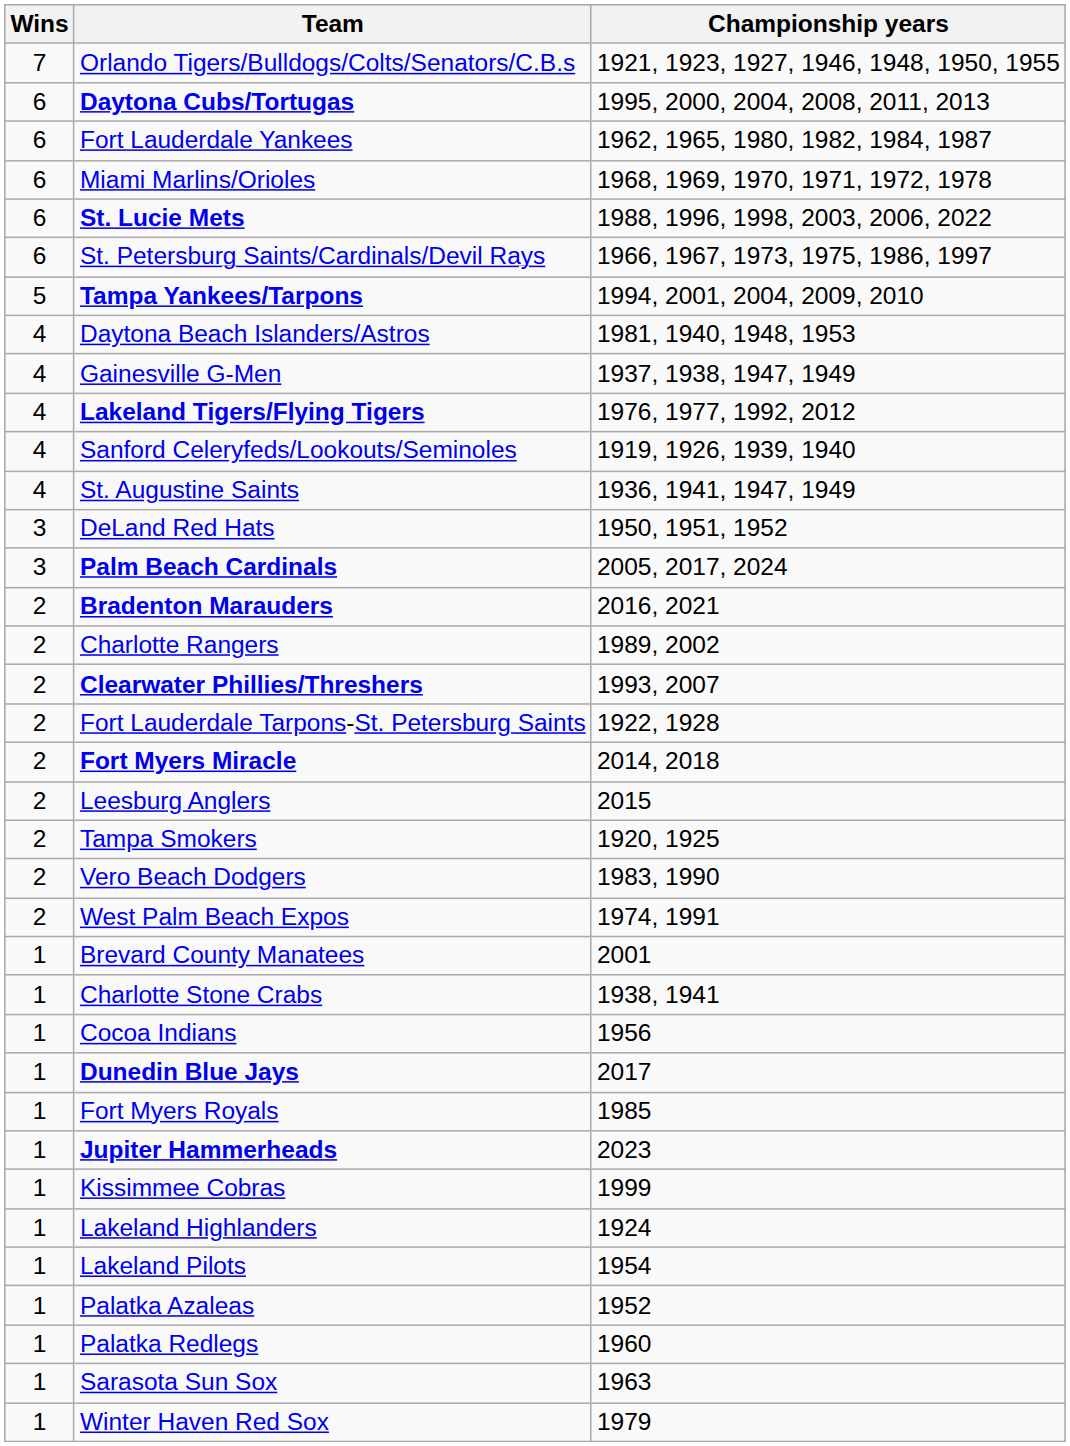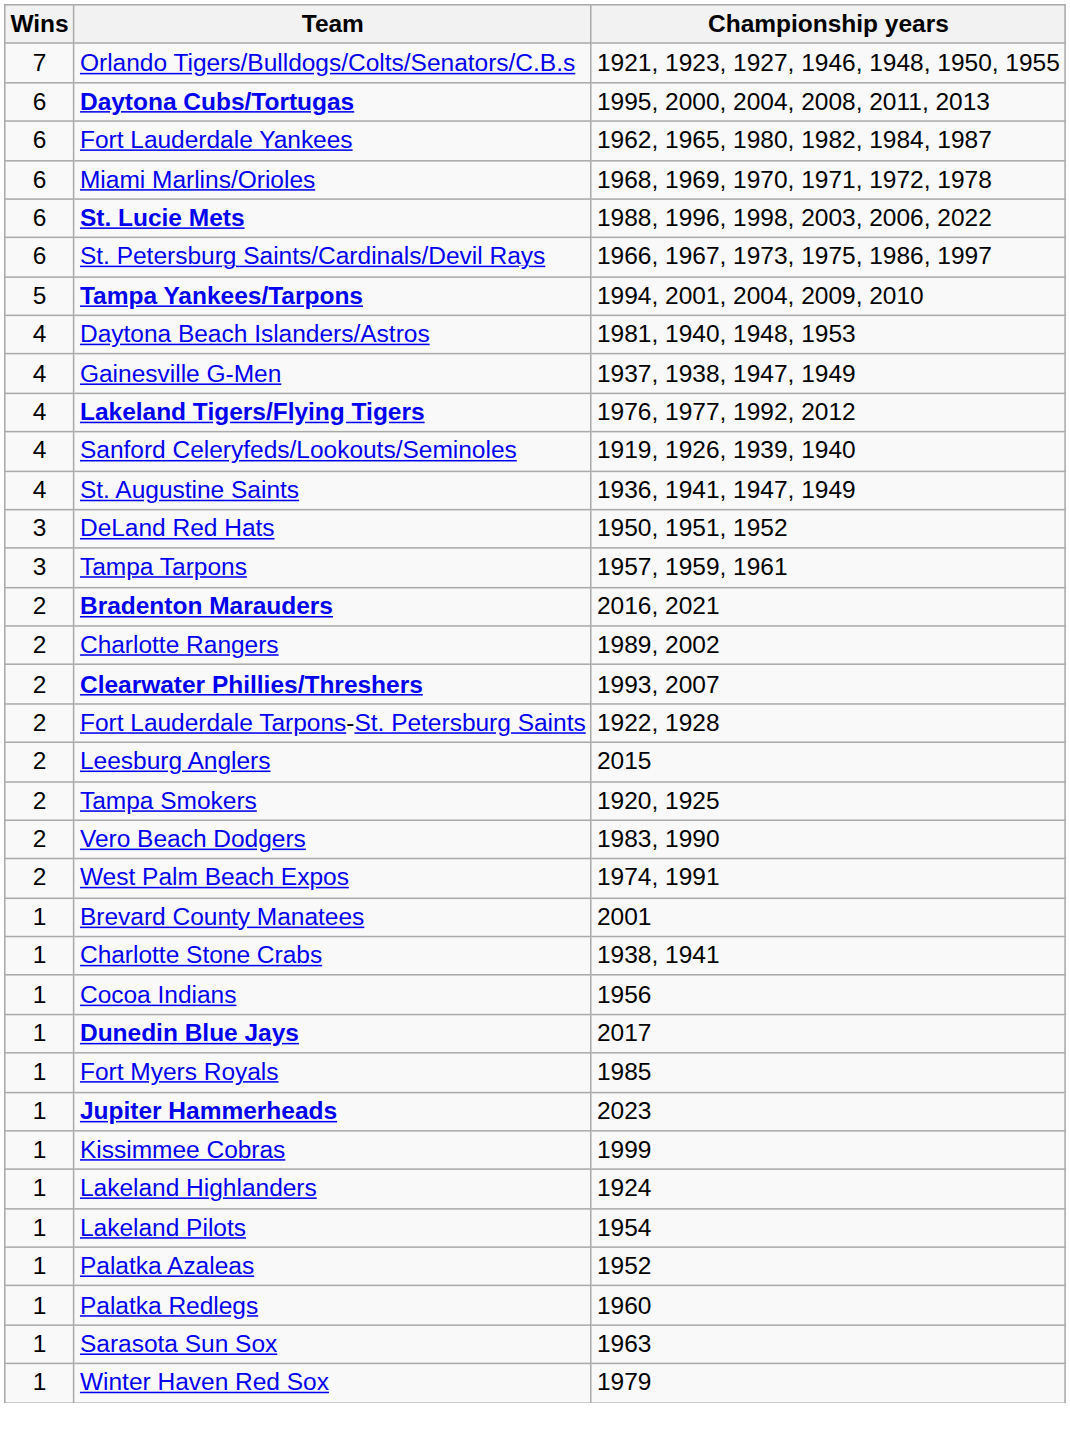- row: (209, 567)
+ row: (163, 567)
- row: (188, 761)
